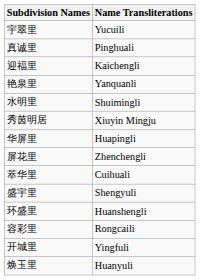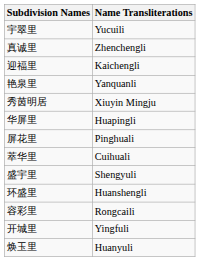(114, 47) Pinghuali -> (120, 47) Zhenchengli
- row: (22, 102)
(120, 156) Zhenchengli -> (114, 138) Pinghuali
